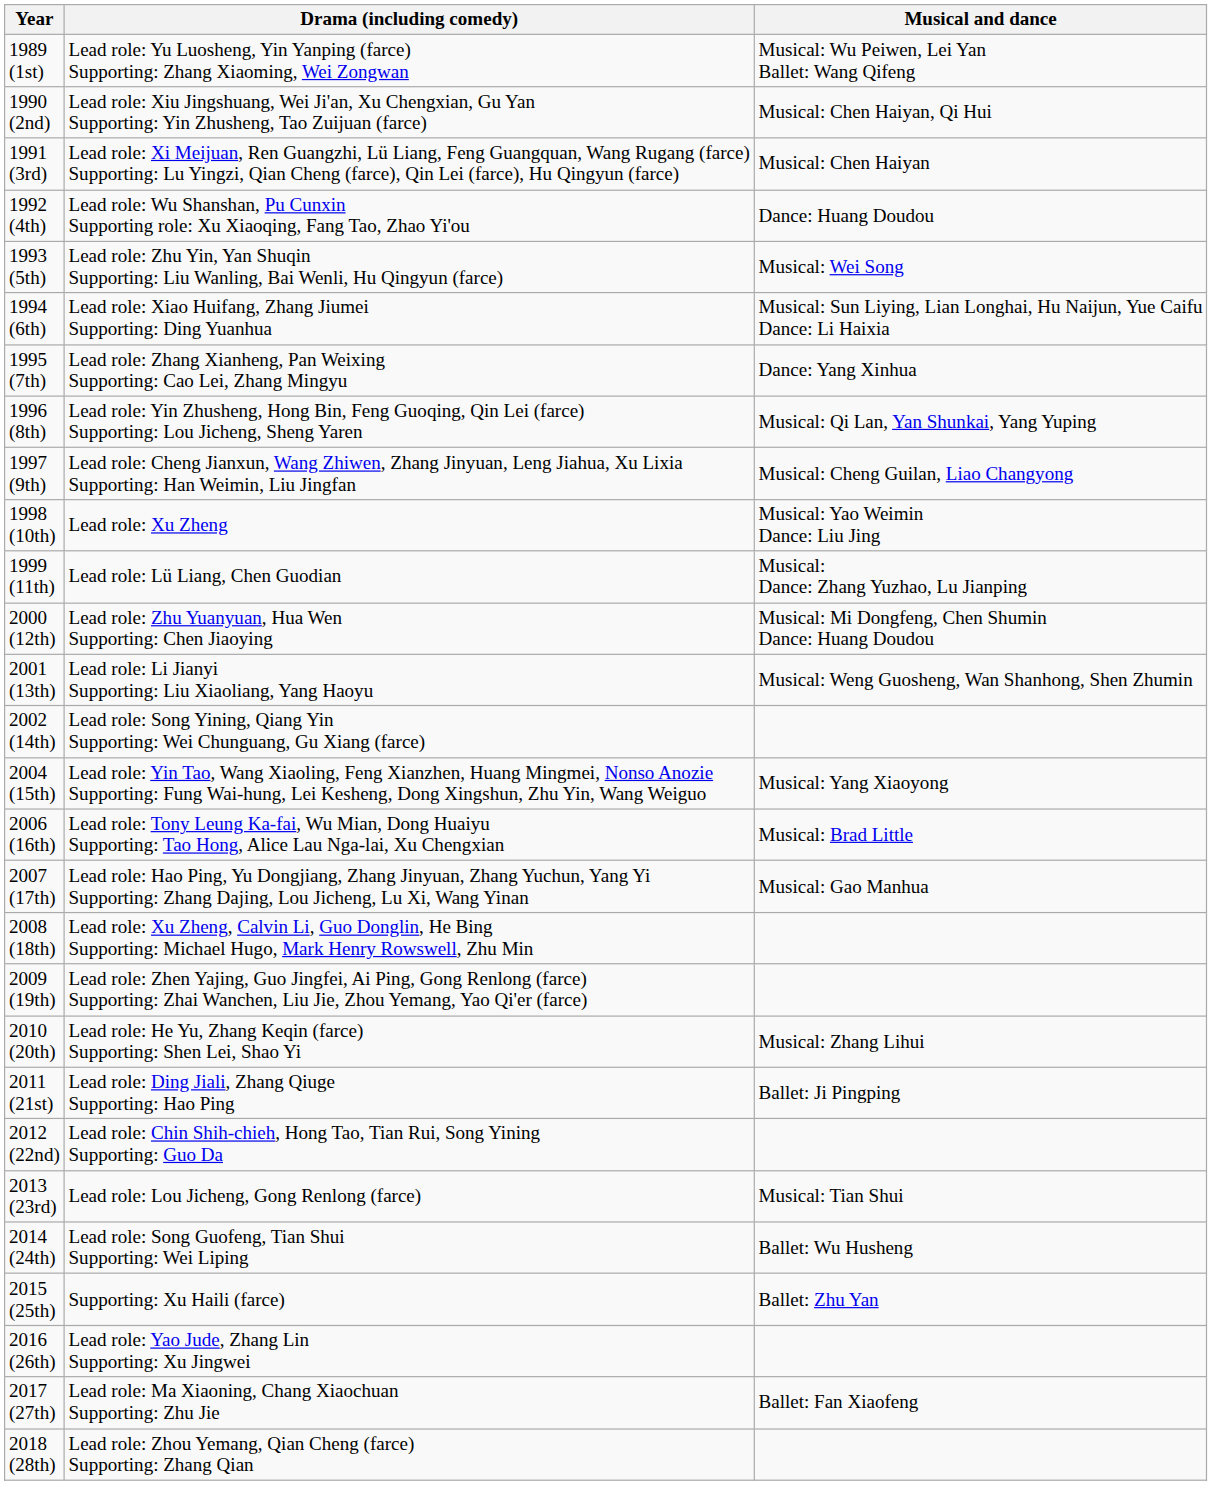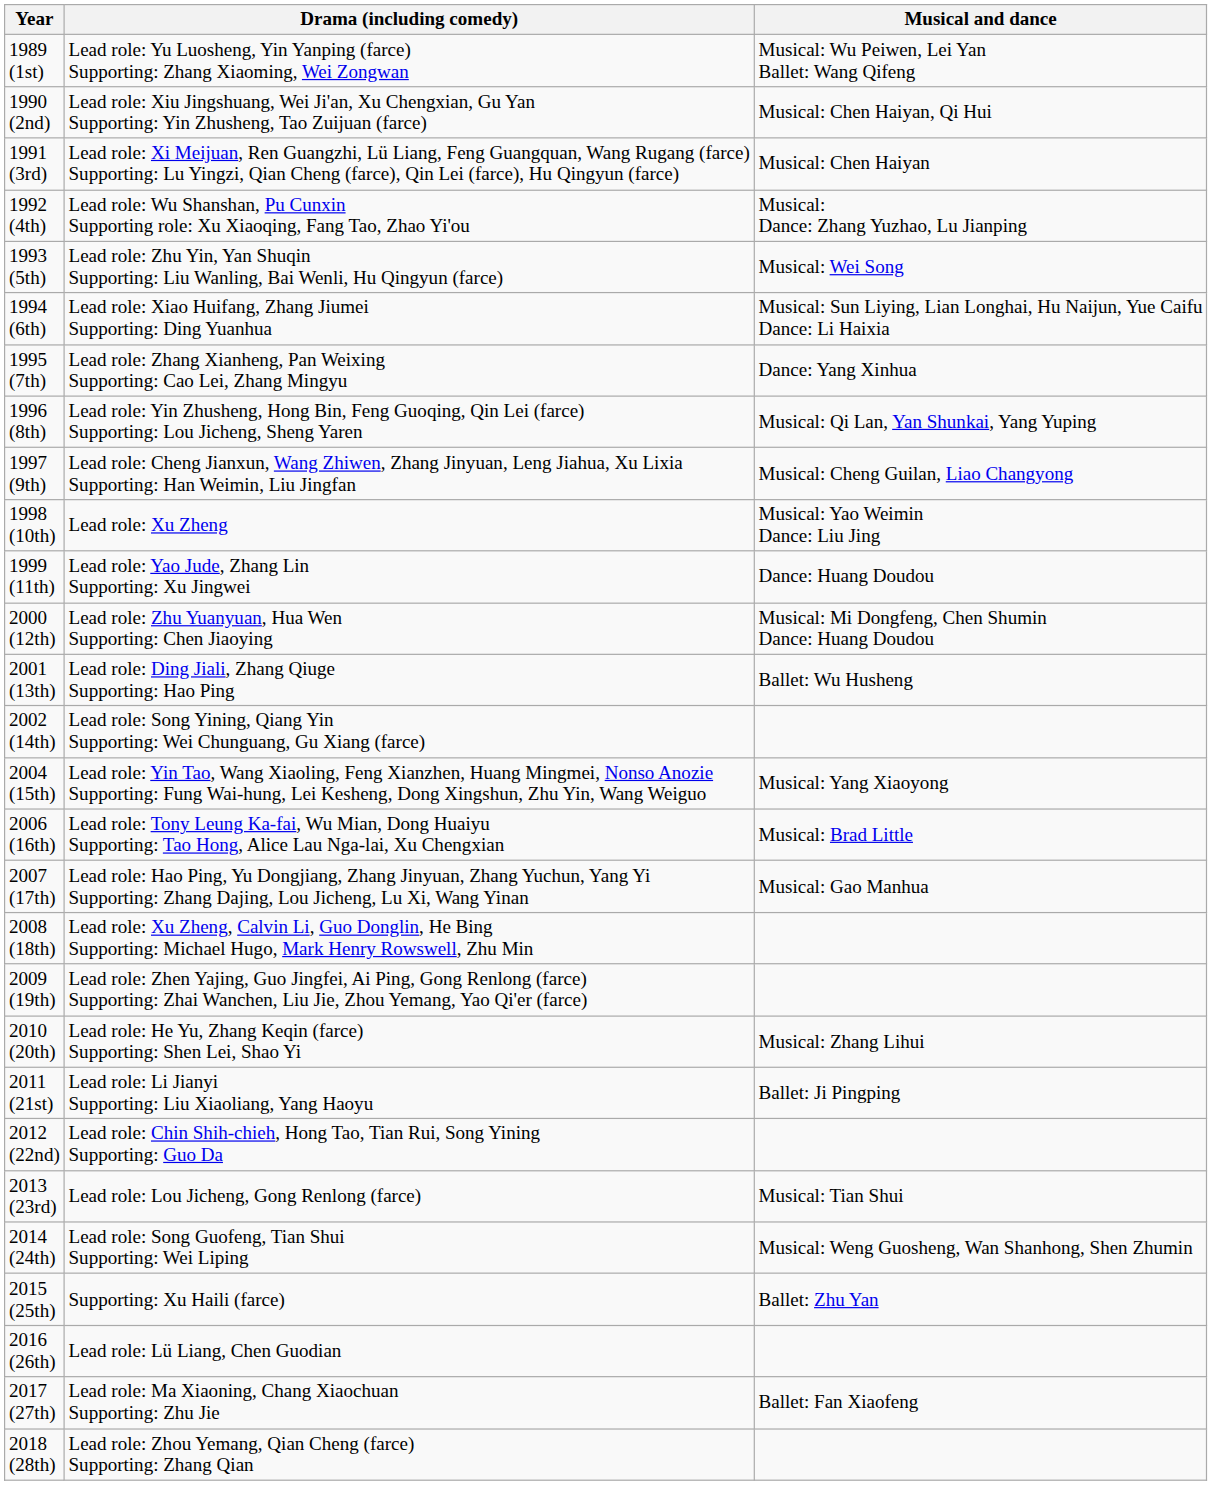(846, 215) Dance: Huang Doudou -> (893, 215) Musical: Dance: Zhang Yuzhao, Lu Jianping
(205, 576) Lead role: Lü Liang, Chen Guodian -> (189, 576) Lead role: Yao Jude, Zhang Lin Supporting: Xu Jingwei
(893, 576) Musical: Dance: Zhang Yuzhao, Lu Jianping -> (846, 576) Dance: Huang Doudou
(221, 679) Lead role: Li Jianyi Supporting: Liu Xiaoliang, Yang Haoyu -> (202, 679) Lead role: Ding Jiali, Zhang Qiuge Supporting: Hao Ping
(976, 679) Musical: Weng Guosheng, Wan Shanhong, Shen Zhumin -> (836, 679) Ballet: Wu Husheng
(202, 1092) Lead role: Ding Jiali, Zhang Qiuge Supporting: Hao Ping -> (221, 1092) Lead role: Li Jianyi Supporting: Liu Xiaoliang, Yang Haoyu
(836, 1247) Ballet: Wu Husheng -> (976, 1247) Musical: Weng Guosheng, Wan Shanhong, Shen Zhumin
(189, 1350) Lead role: Yao Jude, Zhang Lin Supporting: Xu Jingwei -> (205, 1350) Lead role: Lü Liang, Chen Guodian
